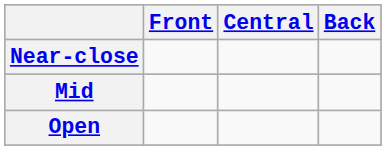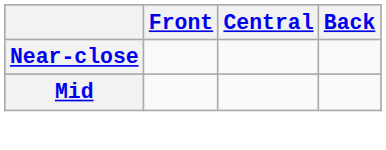- row: (74, 127)
